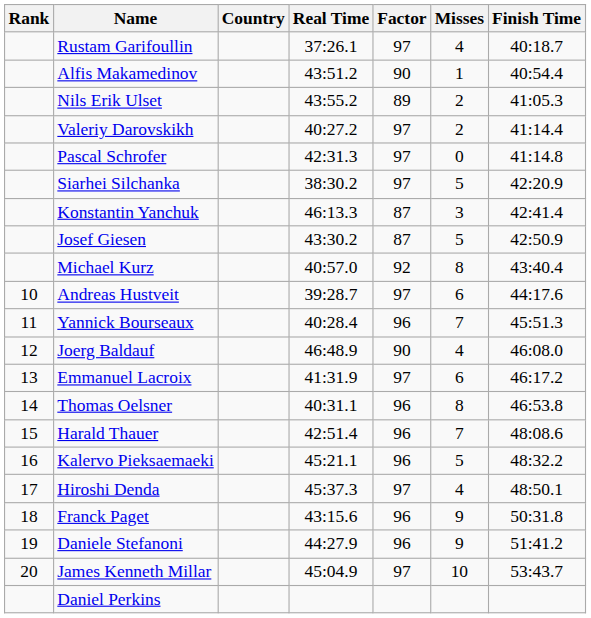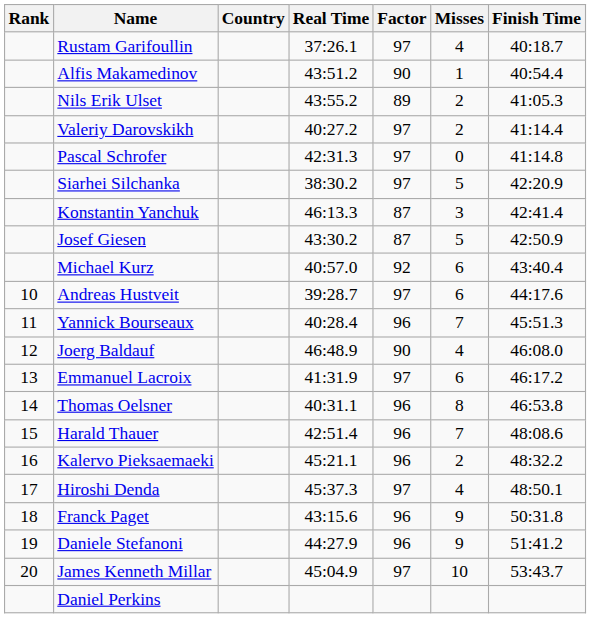(459, 267) 8 -> (459, 267) 6
(459, 460) 5 -> (459, 460) 2
